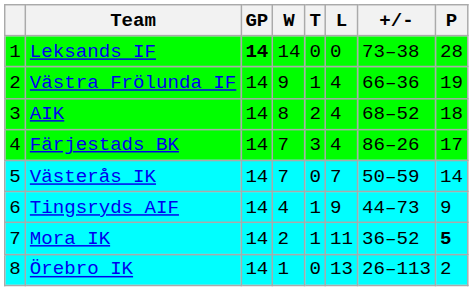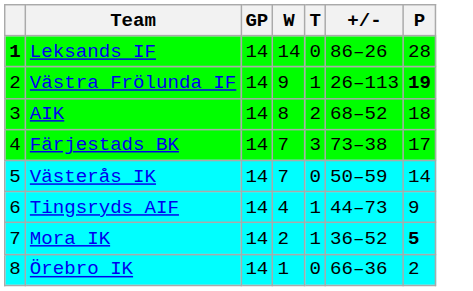- column: (342, 20)
(15, 51) normal -> (15, 51) bold
(257, 51) bold -> (257, 51) normal
(391, 51) 73–38 -> (359, 51) 86–26
(391, 83) 66–36 -> (364, 83) 26–113
(451, 83) normal -> (419, 83) bold
(391, 145) 86–26 -> (359, 145) 73–38
(397, 269) 26–113 -> (359, 269) 66–36
